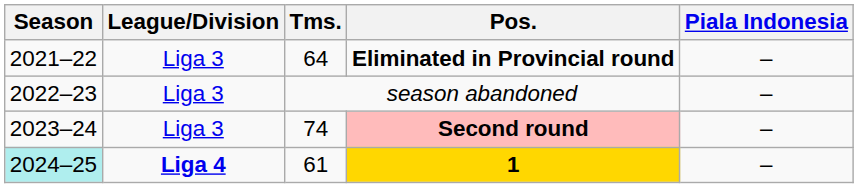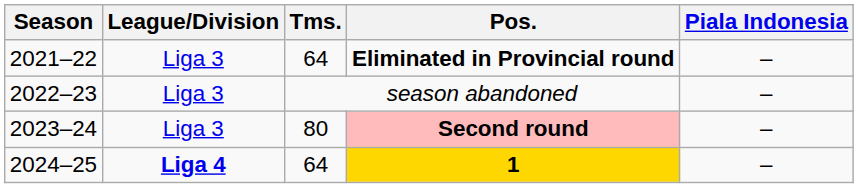(316, 128) 74 -> (316, 128) 80
(53, 164) paleturquoise background -> (53, 164) no background
(316, 164) 61 -> (316, 164) 64
